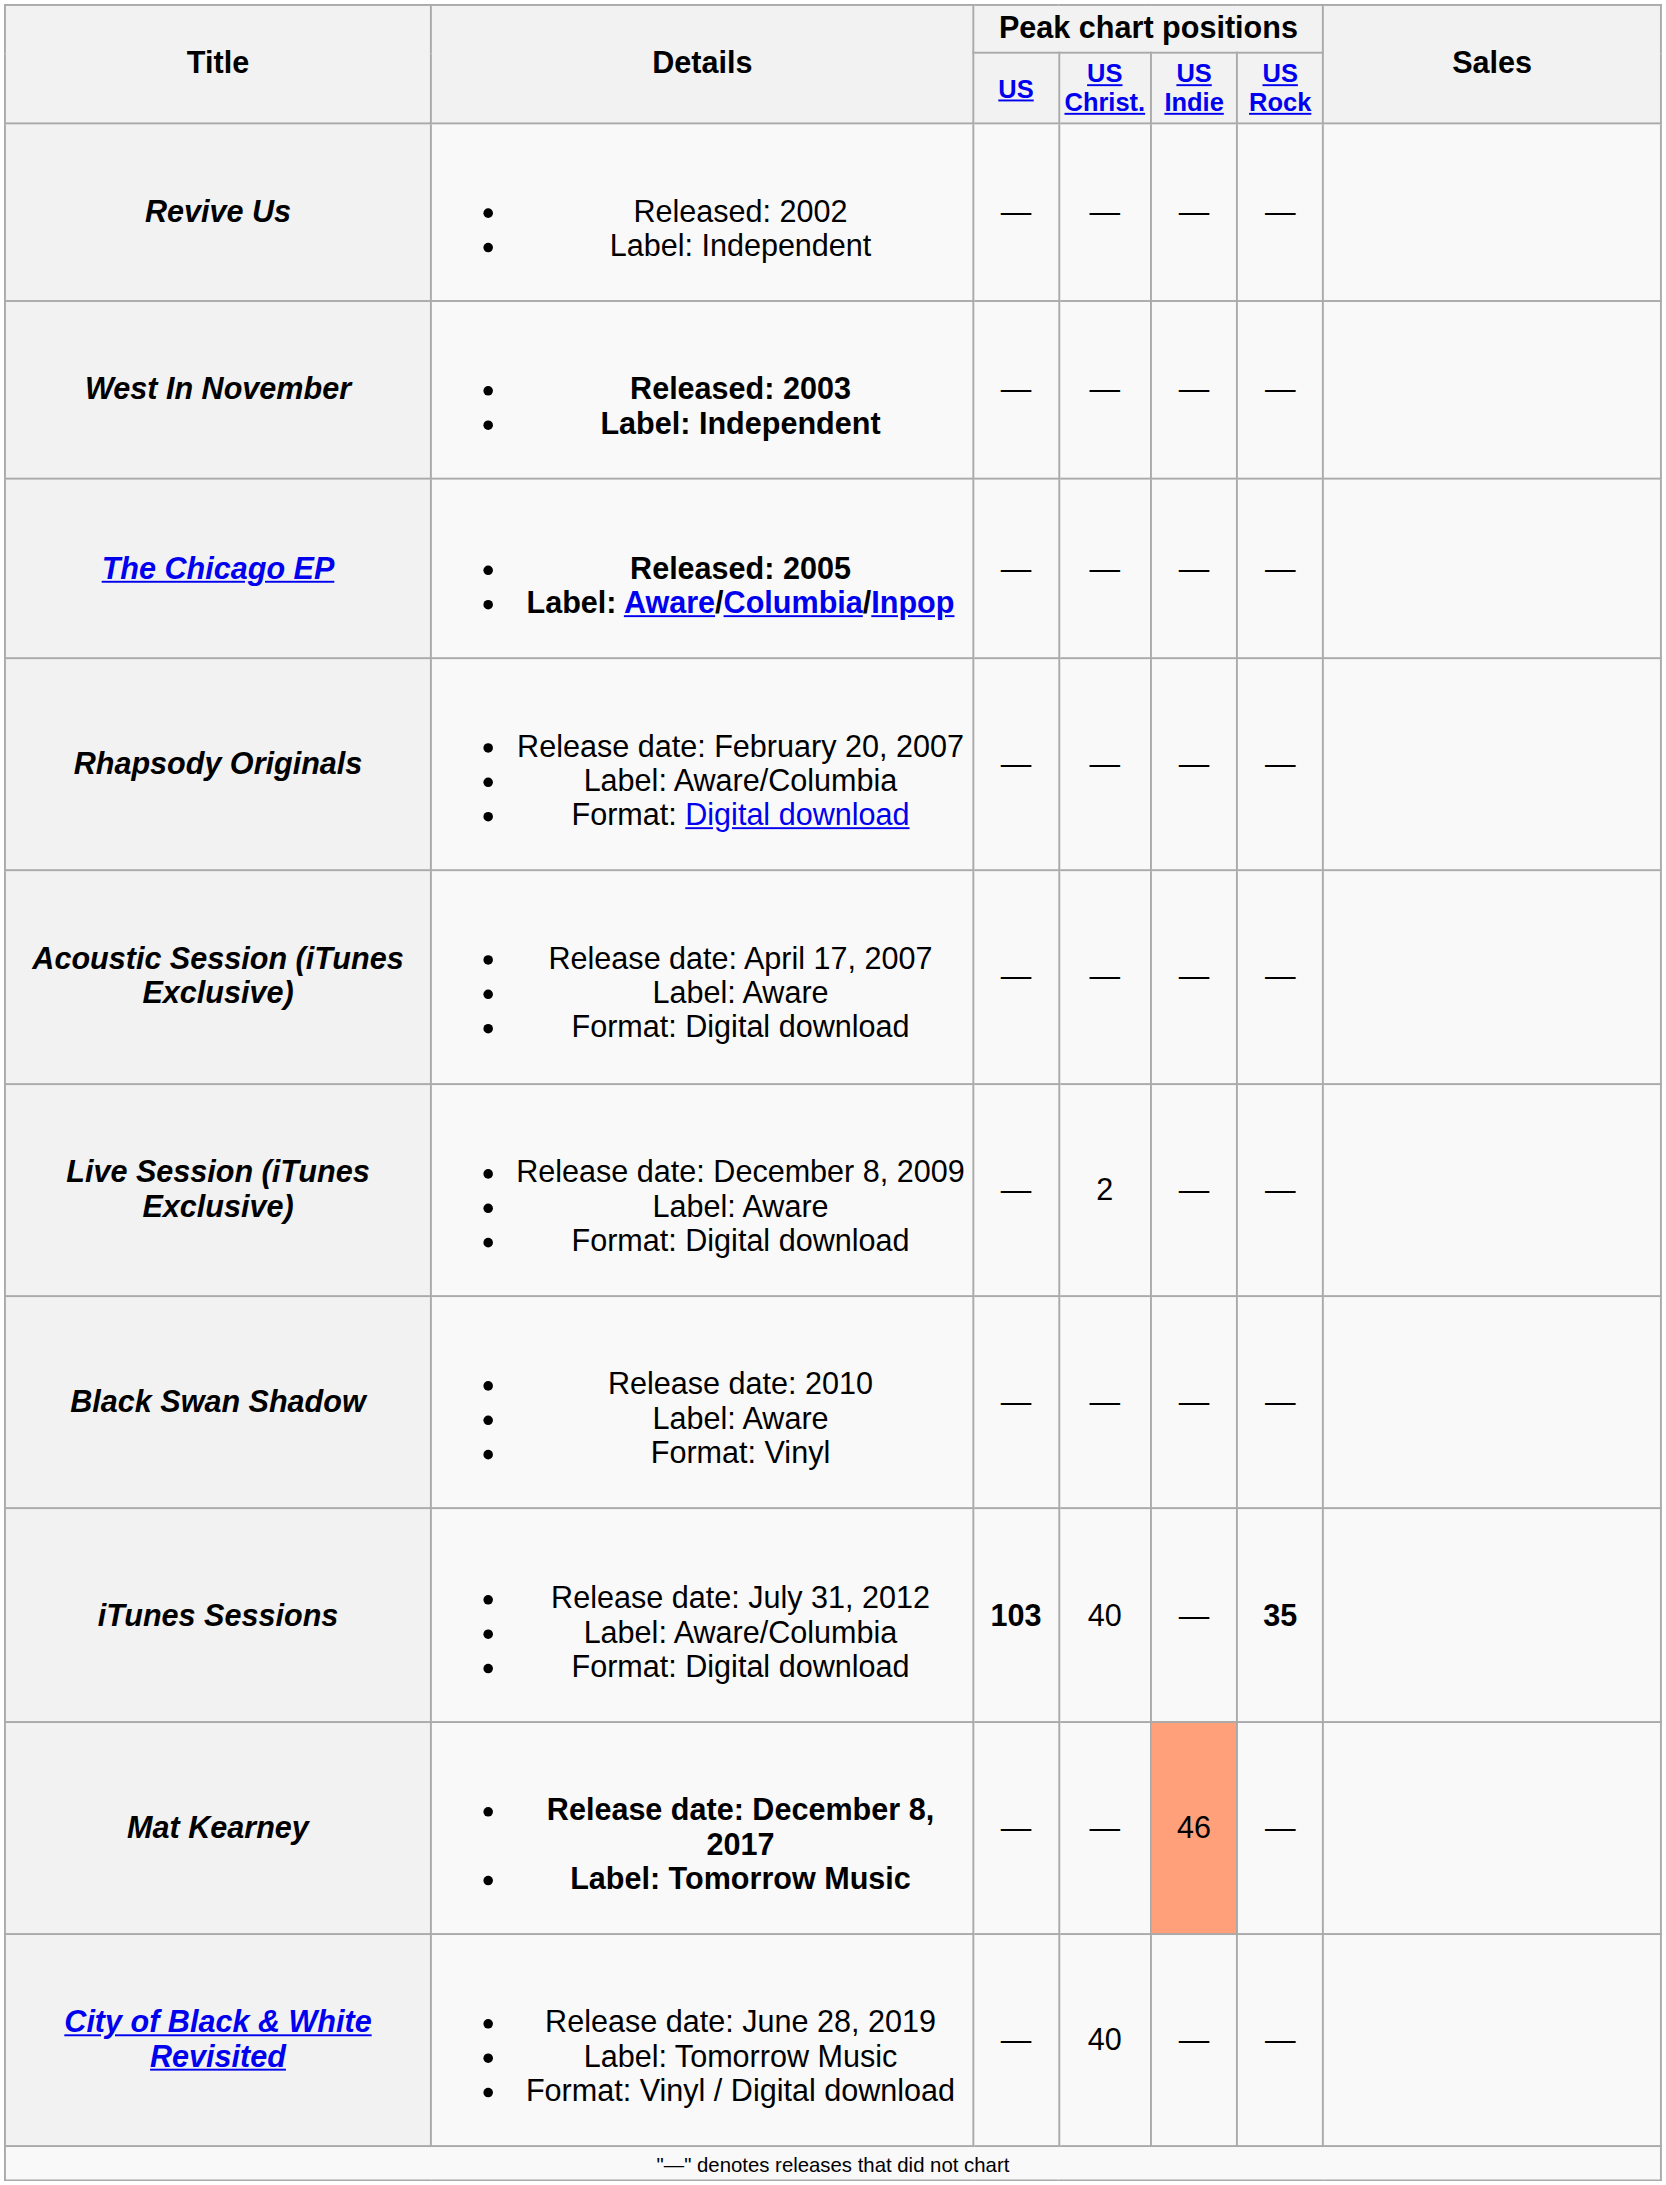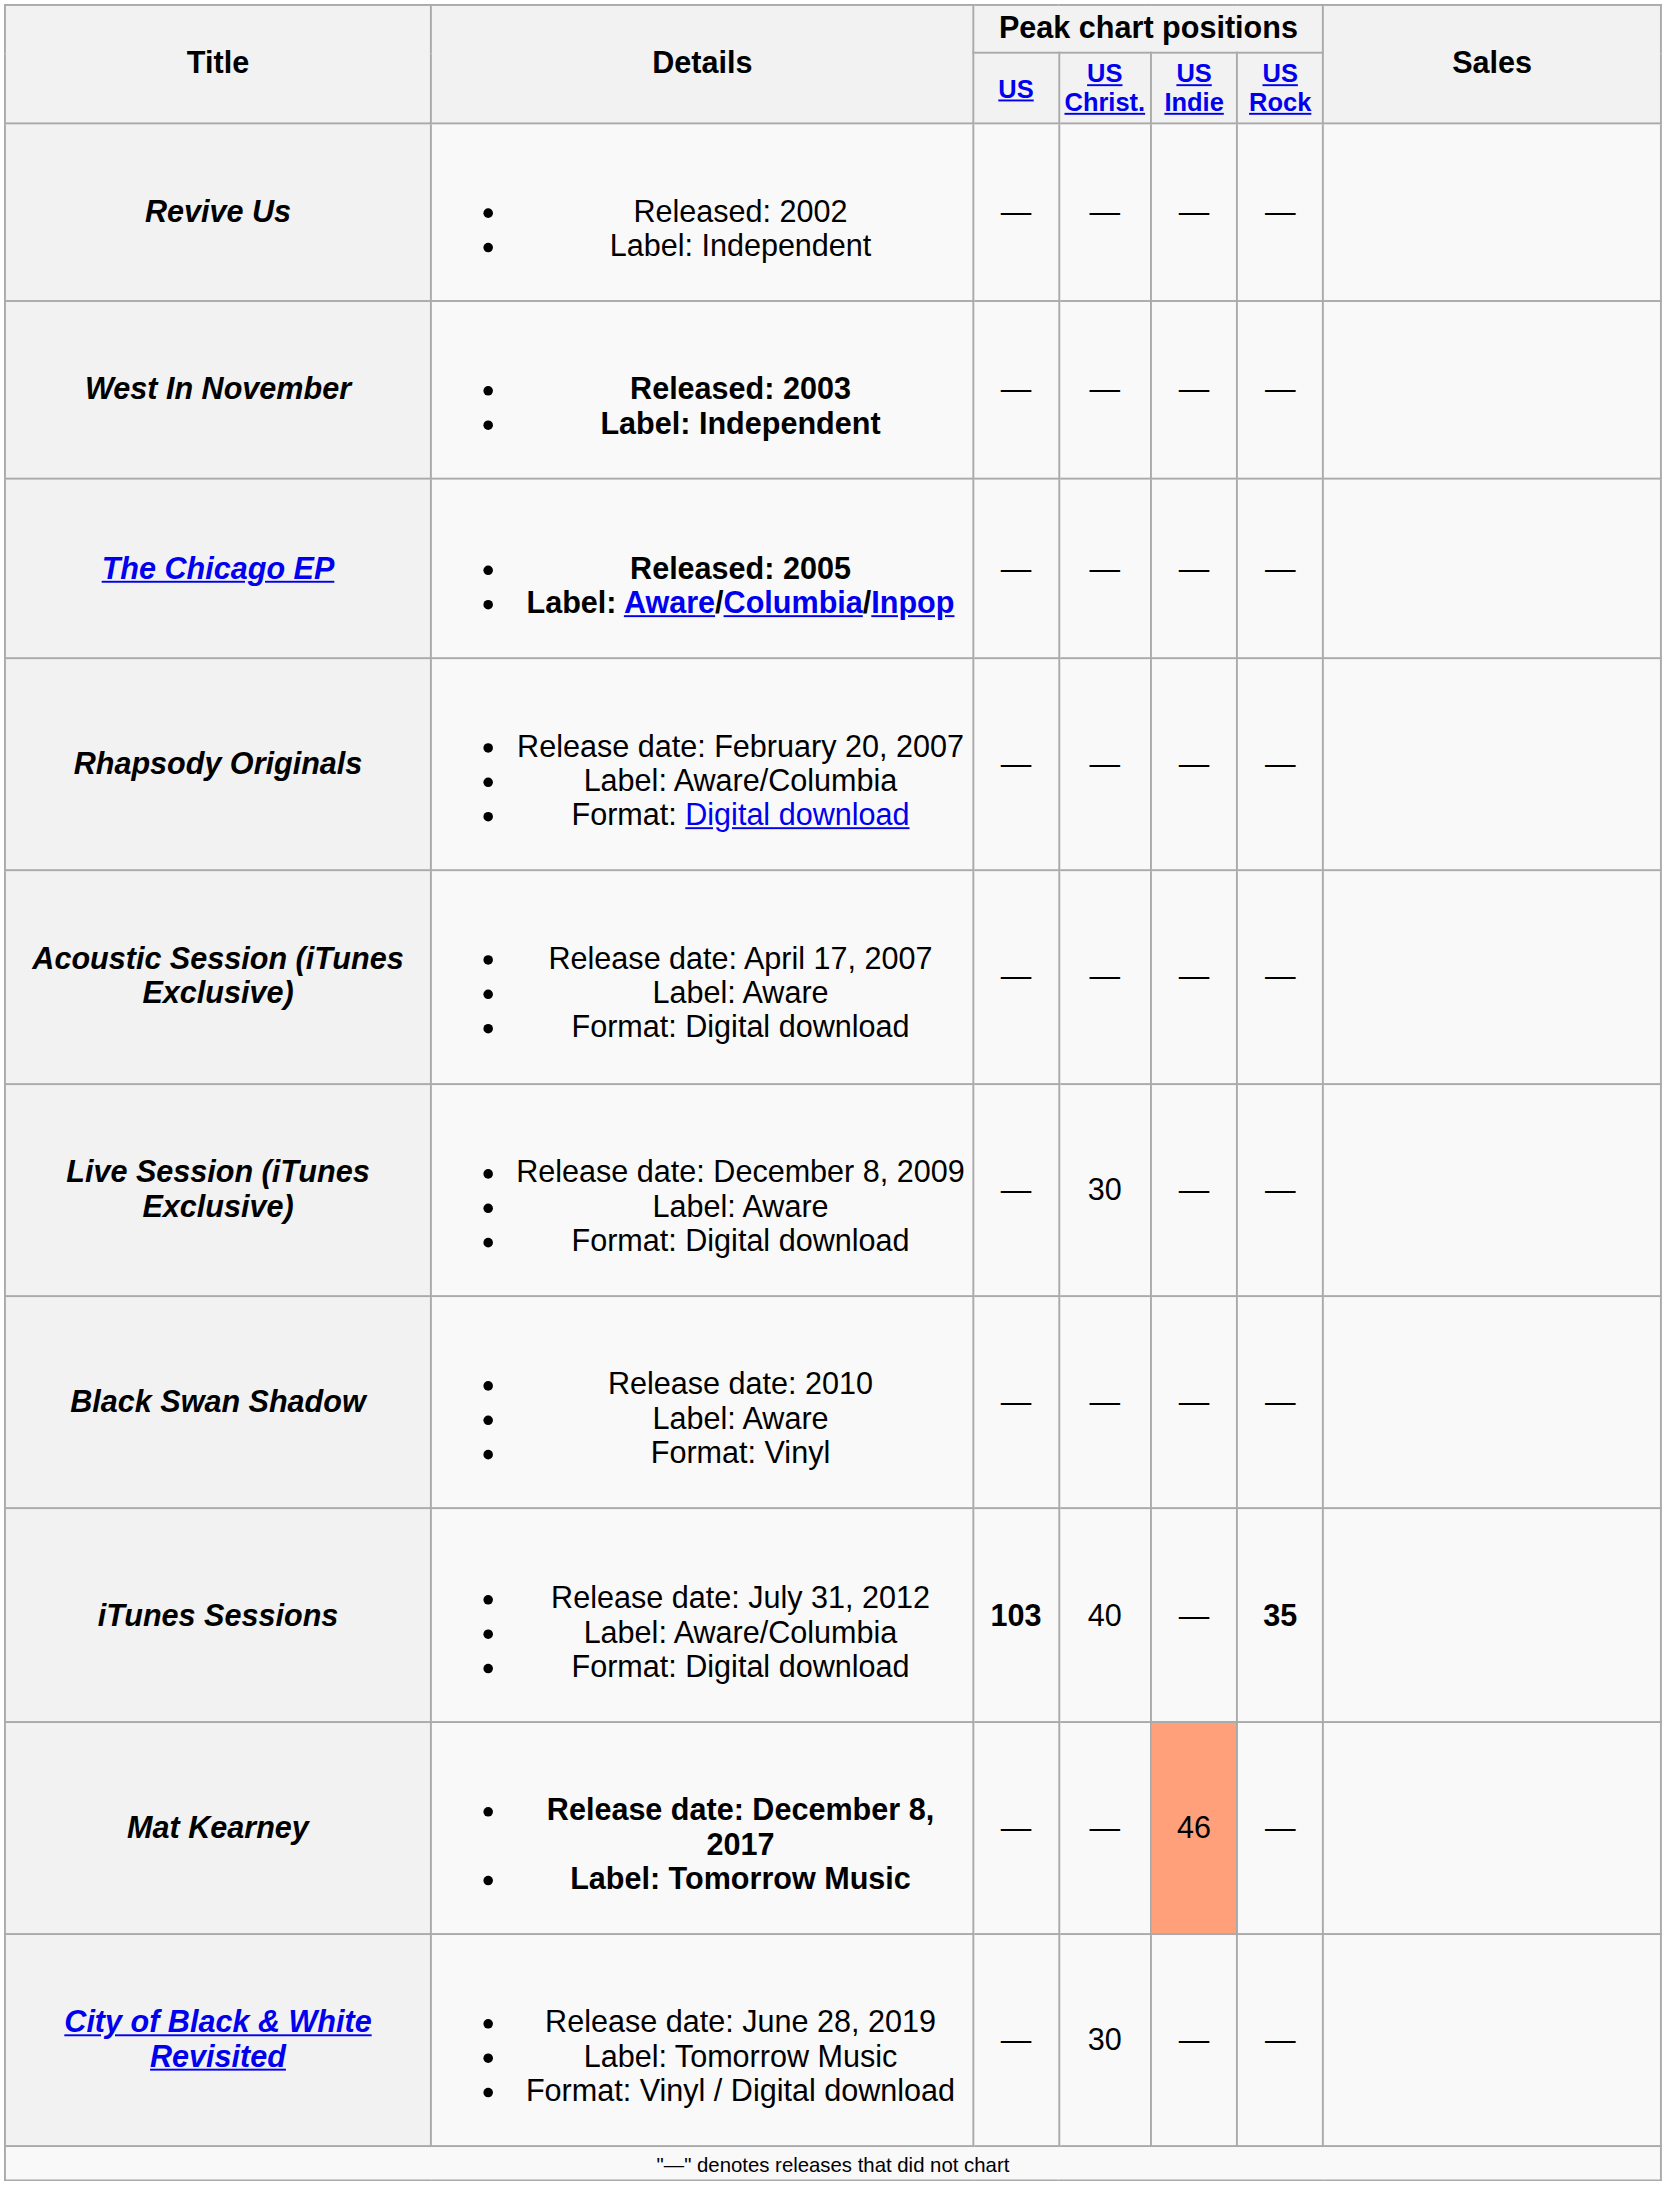(1105, 1189) 2 -> (1105, 1189) 30
(1105, 2040) 40 -> (1105, 2040) 30
